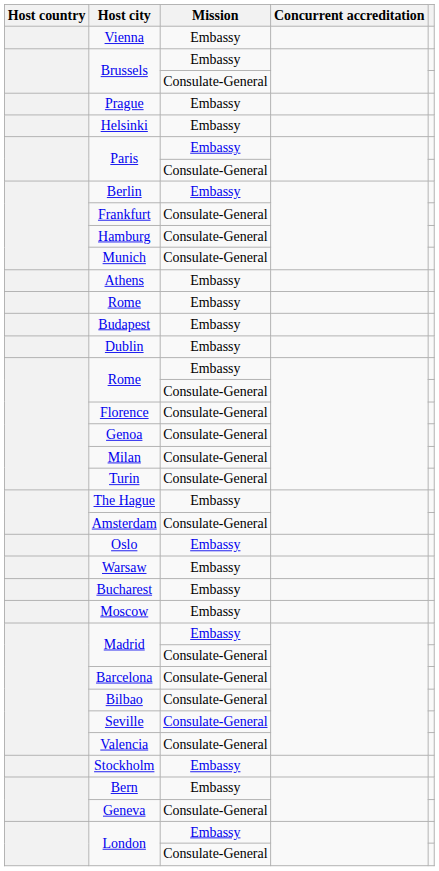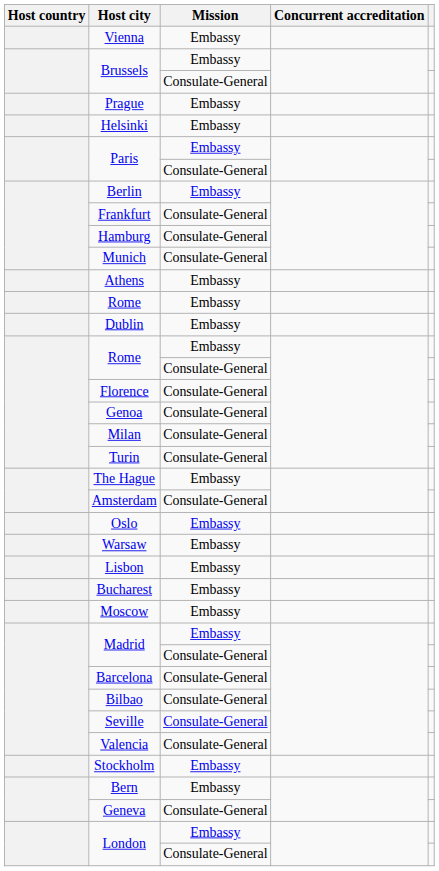- row: (124, 324)
+ row: (124, 567)
